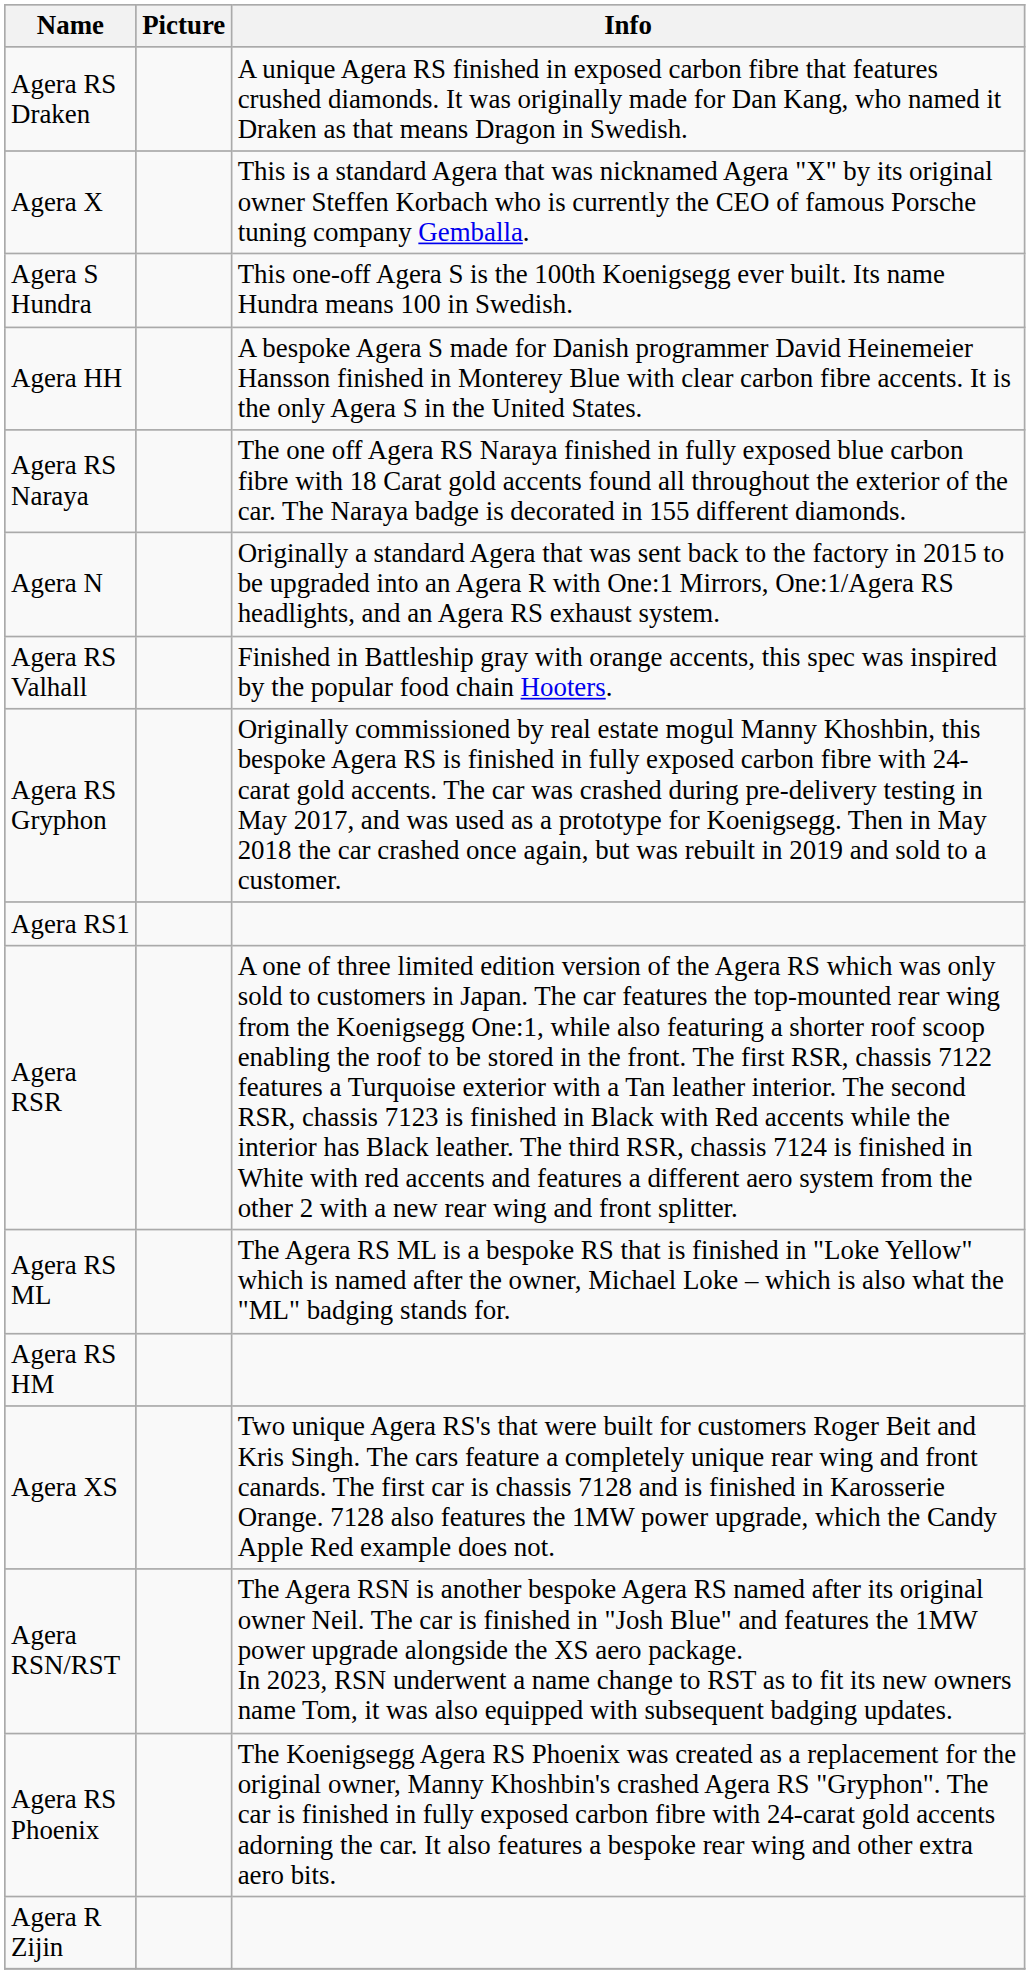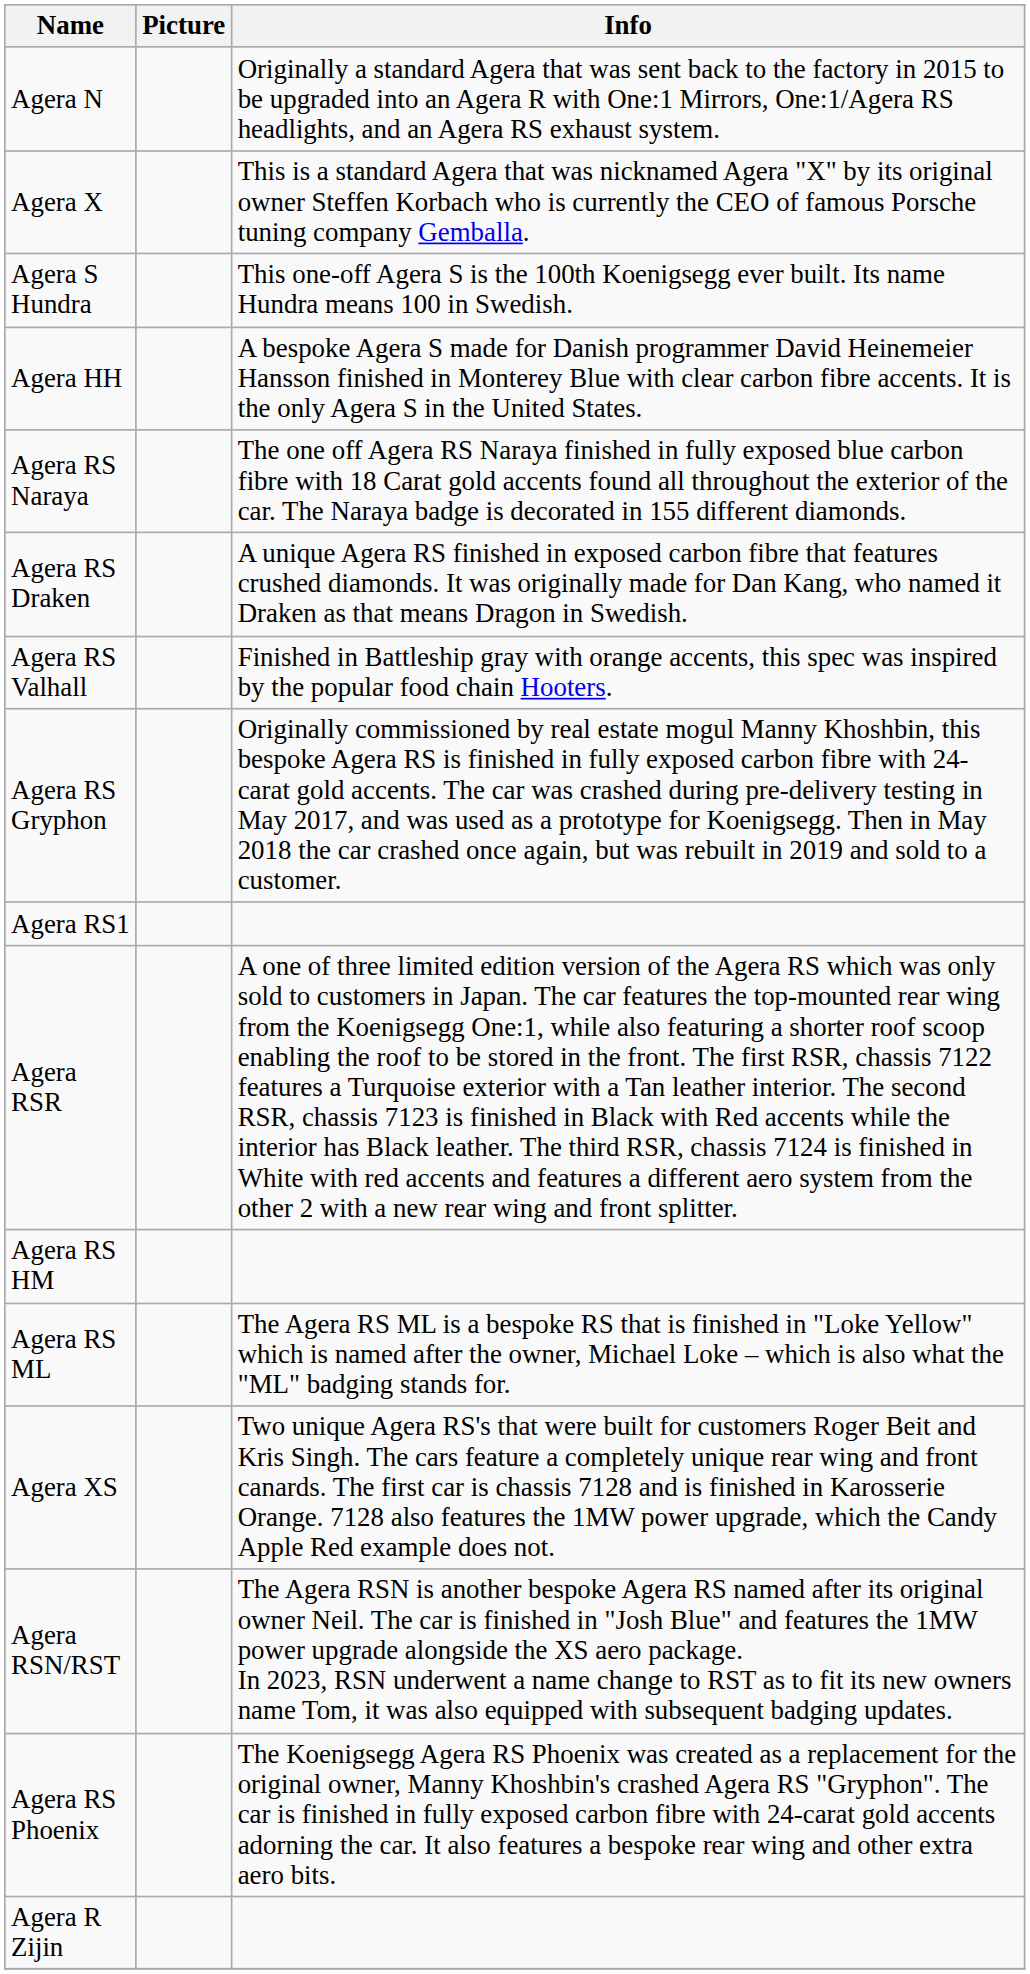rows swapped: (57, 583) <-> (64, 98)
rows swapped: (64, 1280) <-> (64, 1368)
